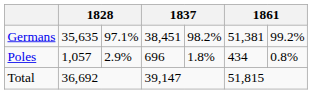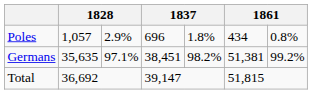rows swapped: (31, 36) <-> (22, 57)
